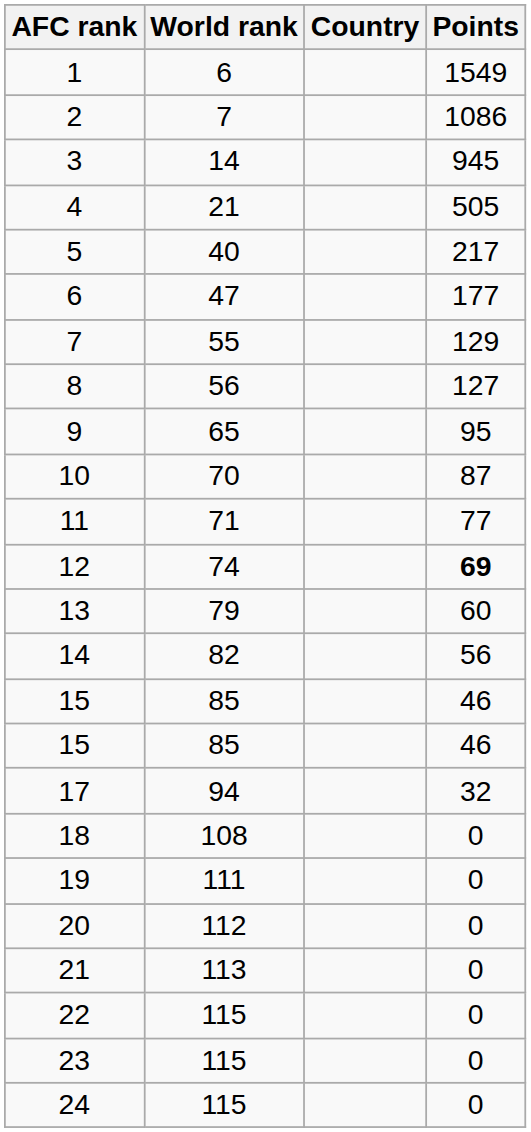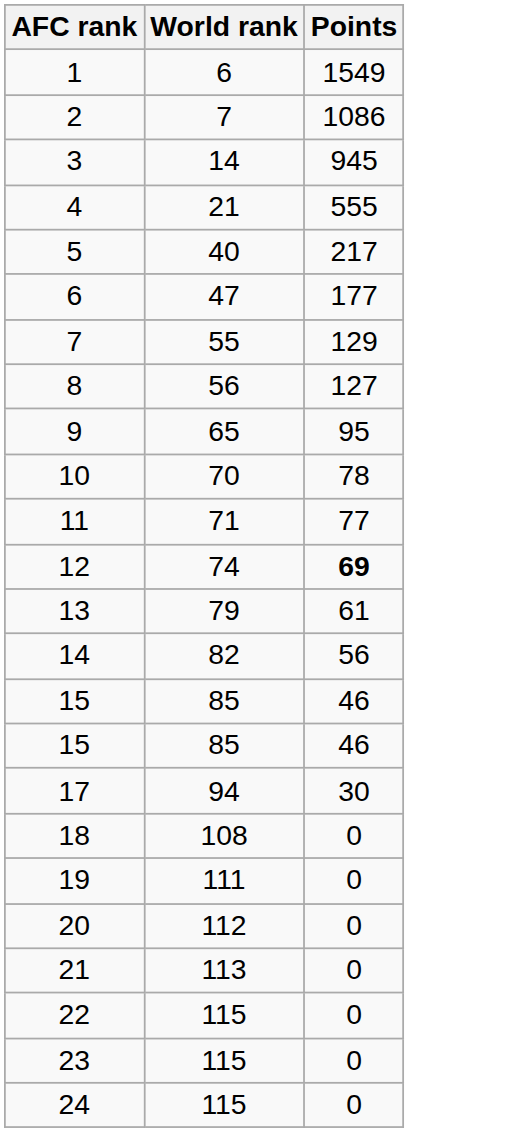- column: (365, 26)
(476, 206) 505 -> (354, 206) 555
(476, 476) 87 -> (354, 476) 78
(476, 610) 60 -> (354, 610) 61
(476, 790) 32 -> (354, 790) 30
